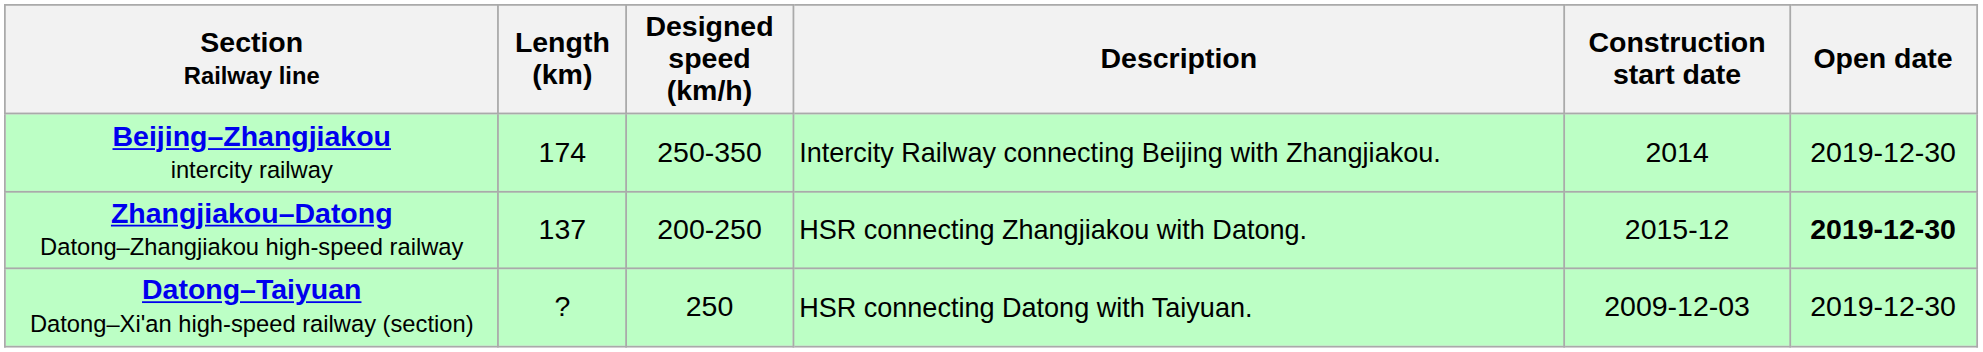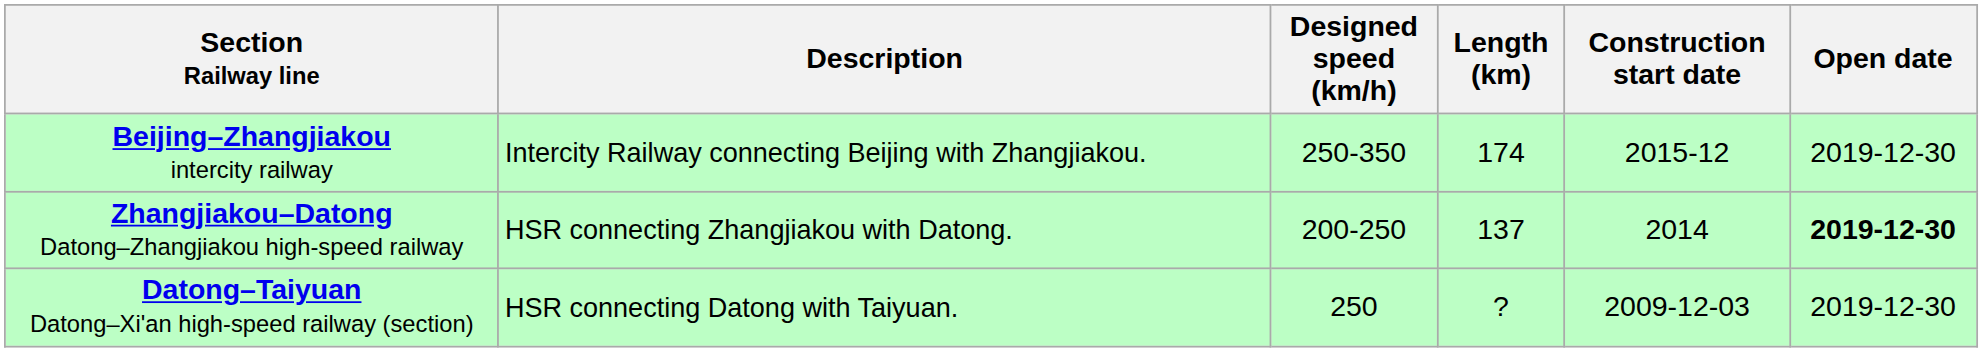columns swapped: (1179, 59) <-> (562, 59)
(1677, 152) 2014 -> (1677, 152) 2015-12
(1677, 229) 2015-12 -> (1677, 229) 2014
